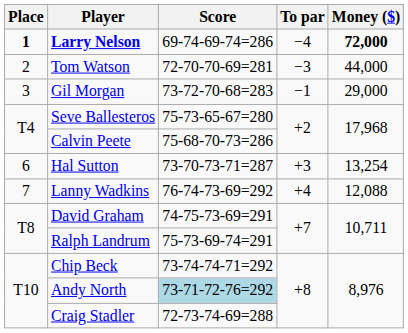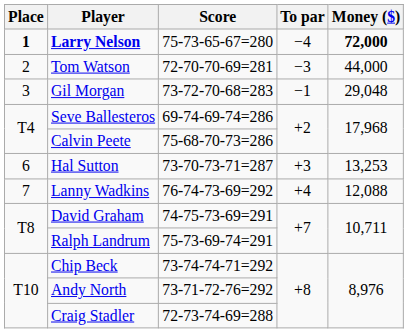(218, 41) 69-74-69-74=286 -> (218, 41) 75-73-65-67=280
(366, 91) 29,000 -> (366, 91) 29,048
(218, 116) 75-73-65-67=280 -> (218, 116) 69-74-69-74=286
(366, 166) 13,254 -> (366, 166) 13,253
(218, 290) lightblue background -> (218, 290) no background
